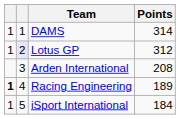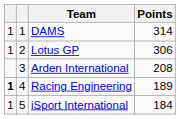(22, 50) lavender background -> (22, 50) no background
(163, 50) 312 -> (163, 50) 306
